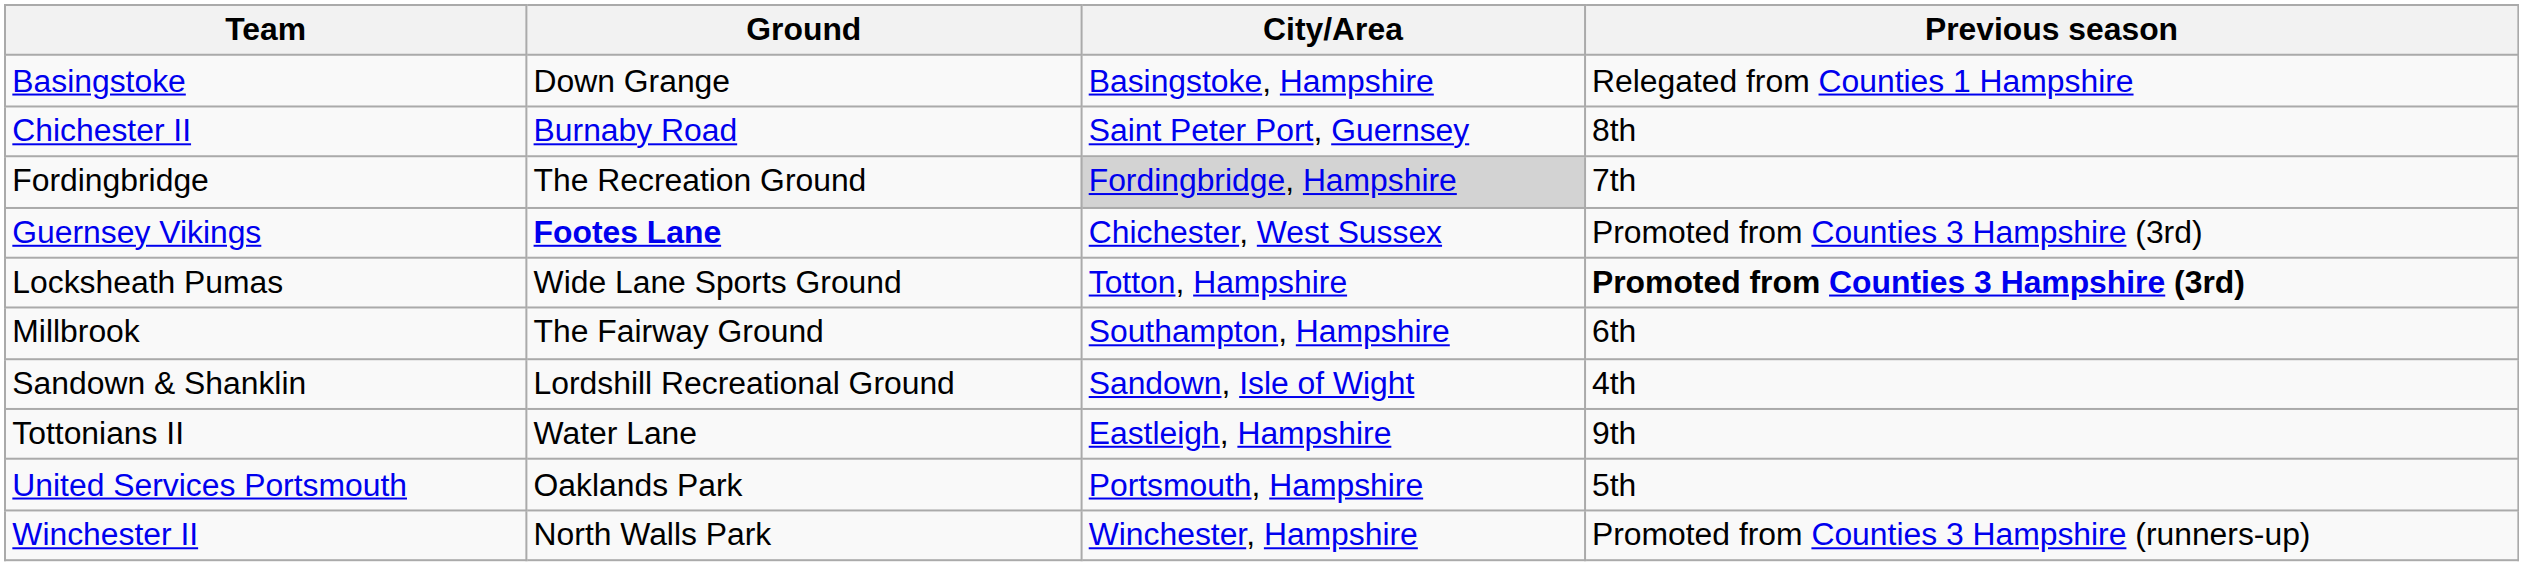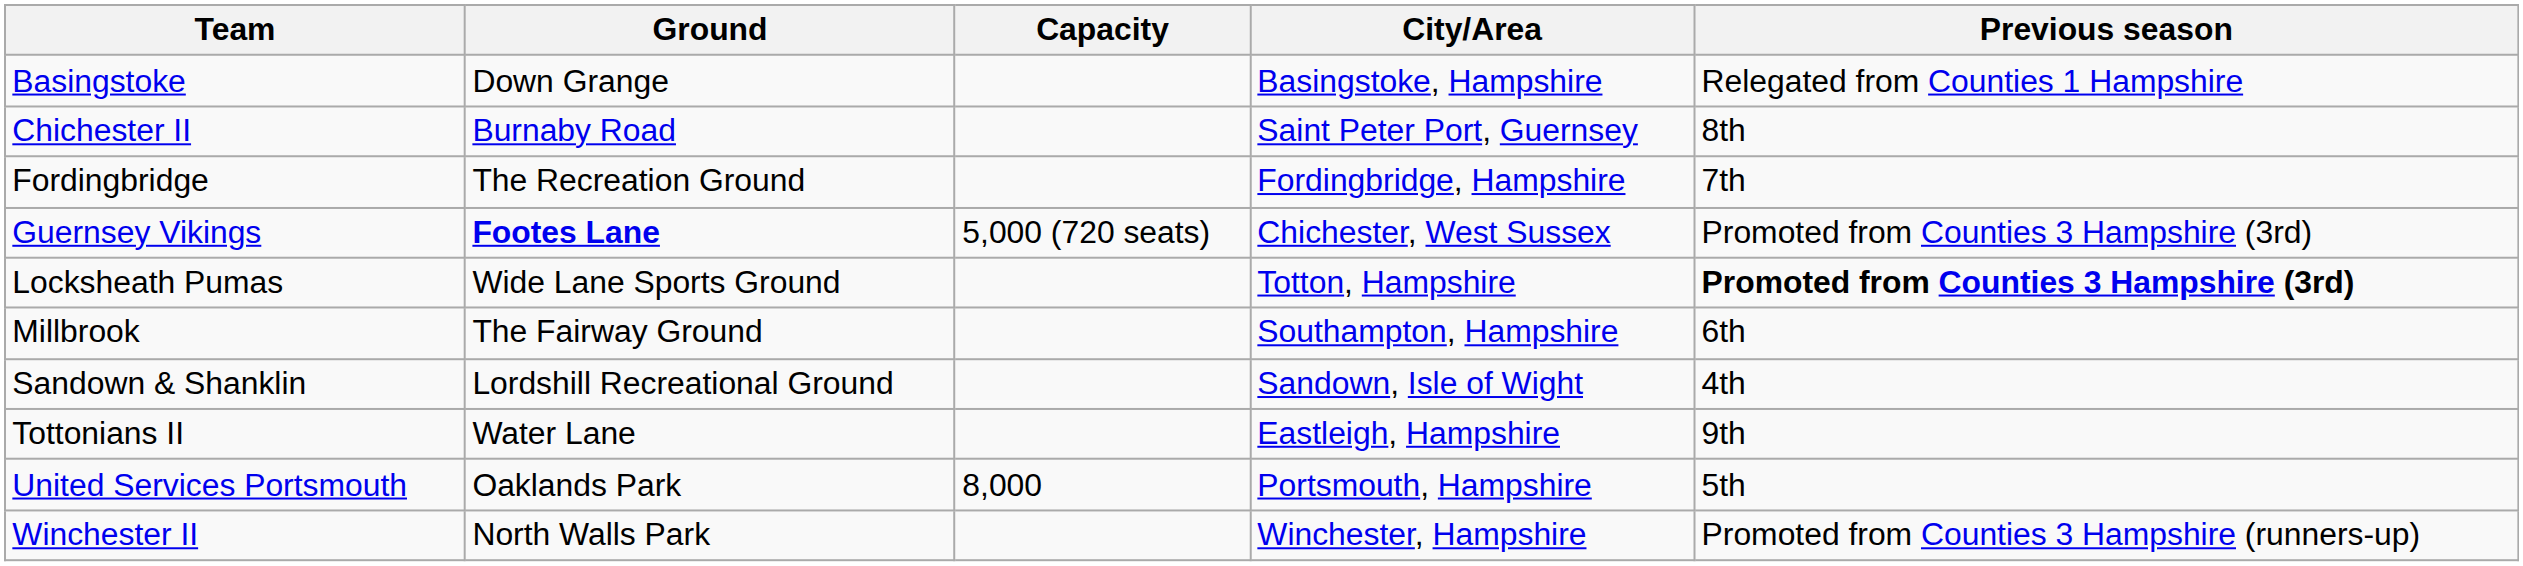+ column: (1102, 29)
(1273, 181) lightgrey background -> (1441, 181) no background
